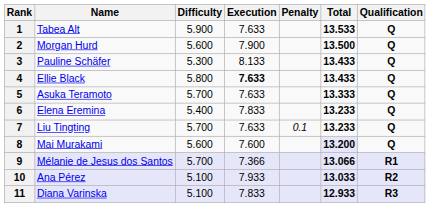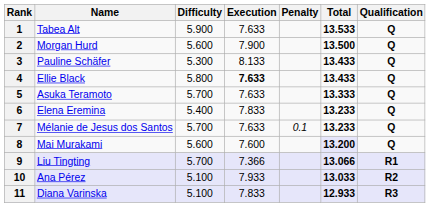(64, 128) Liu Tingting -> (105, 128) Mélanie de Jesus dos Santos
(105, 161) Mélanie de Jesus dos Santos -> (64, 161) Liu Tingting
